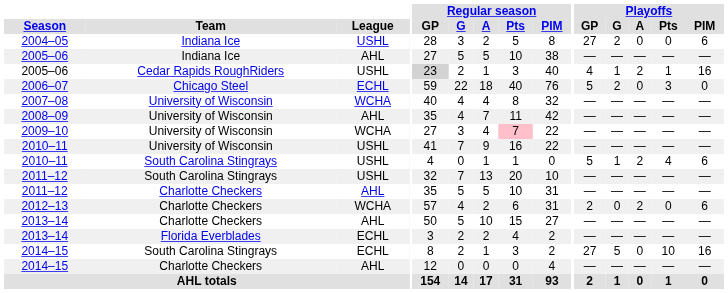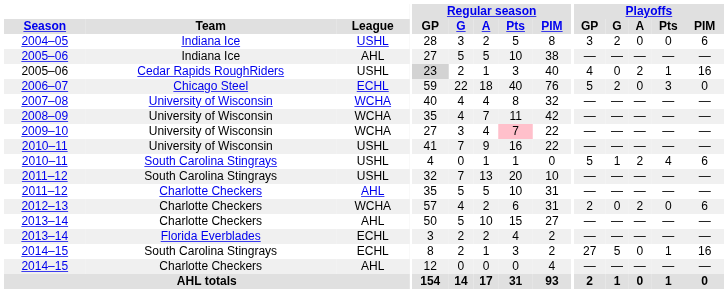(590, 41) 27 -> (590, 41) 3
(617, 71) 1 -> (617, 71) 0
(373, 116) AHL -> (373, 116) WCHA
(668, 251) 10 -> (668, 251) 1
